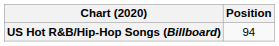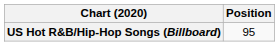(249, 31) 94 -> (249, 31) 95
